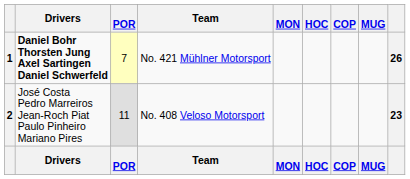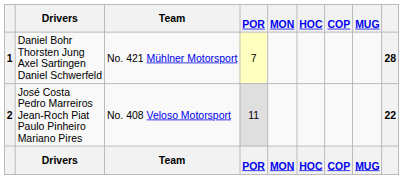columns swapped: (206, 18) <-> (124, 24)
(63, 58) bold -> (60, 58) normal
(396, 58) 26 -> (390, 58) 28
(396, 115) 23 -> (390, 115) 22
